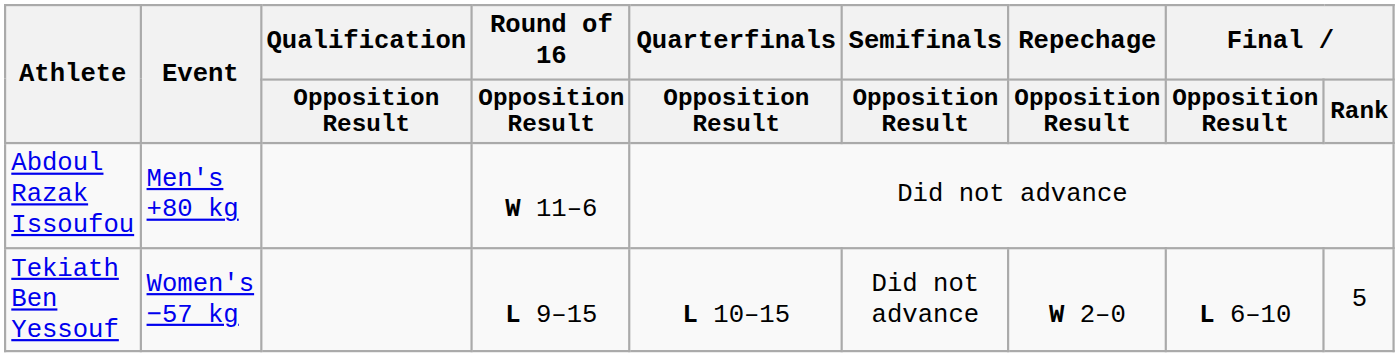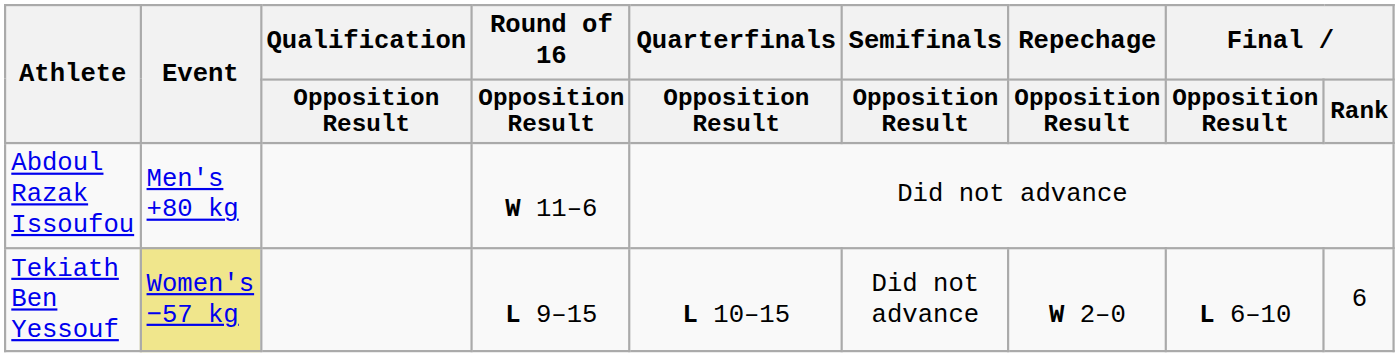(200, 300) no background -> (200, 300) khaki background
(1359, 300) 5 -> (1359, 300) 6
